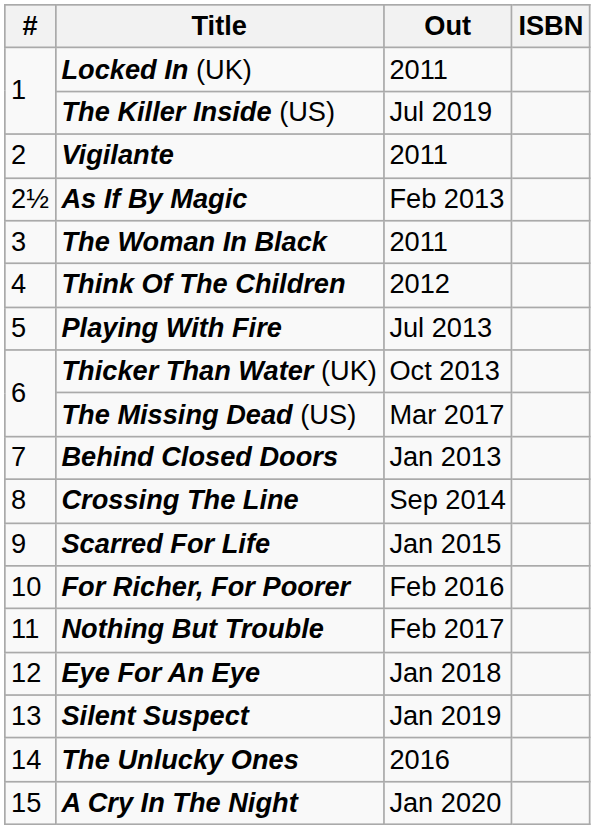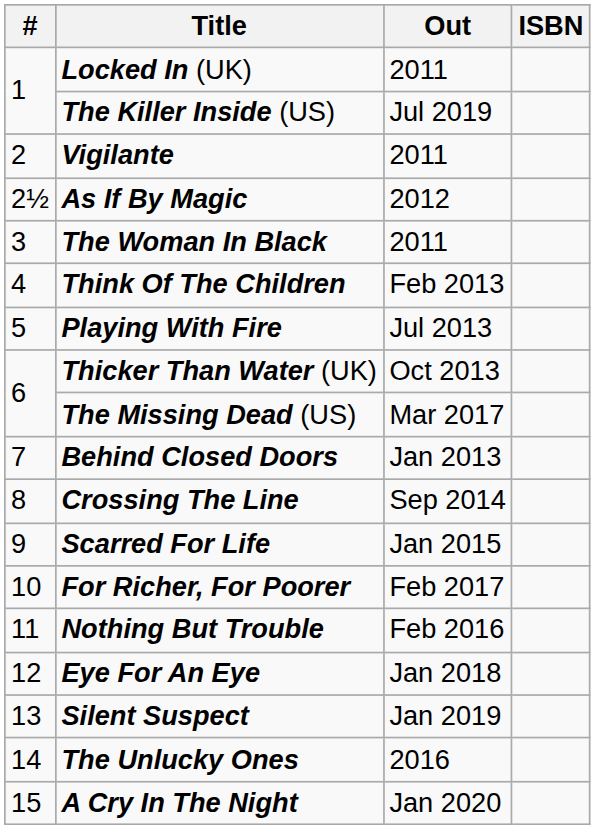(447, 198) Feb 2013 -> (420, 198) 2012
(420, 284) 2012 -> (447, 284) Feb 2013
(447, 586) Feb 2016 -> (447, 586) Feb 2017
(447, 629) Feb 2017 -> (447, 629) Feb 2016
